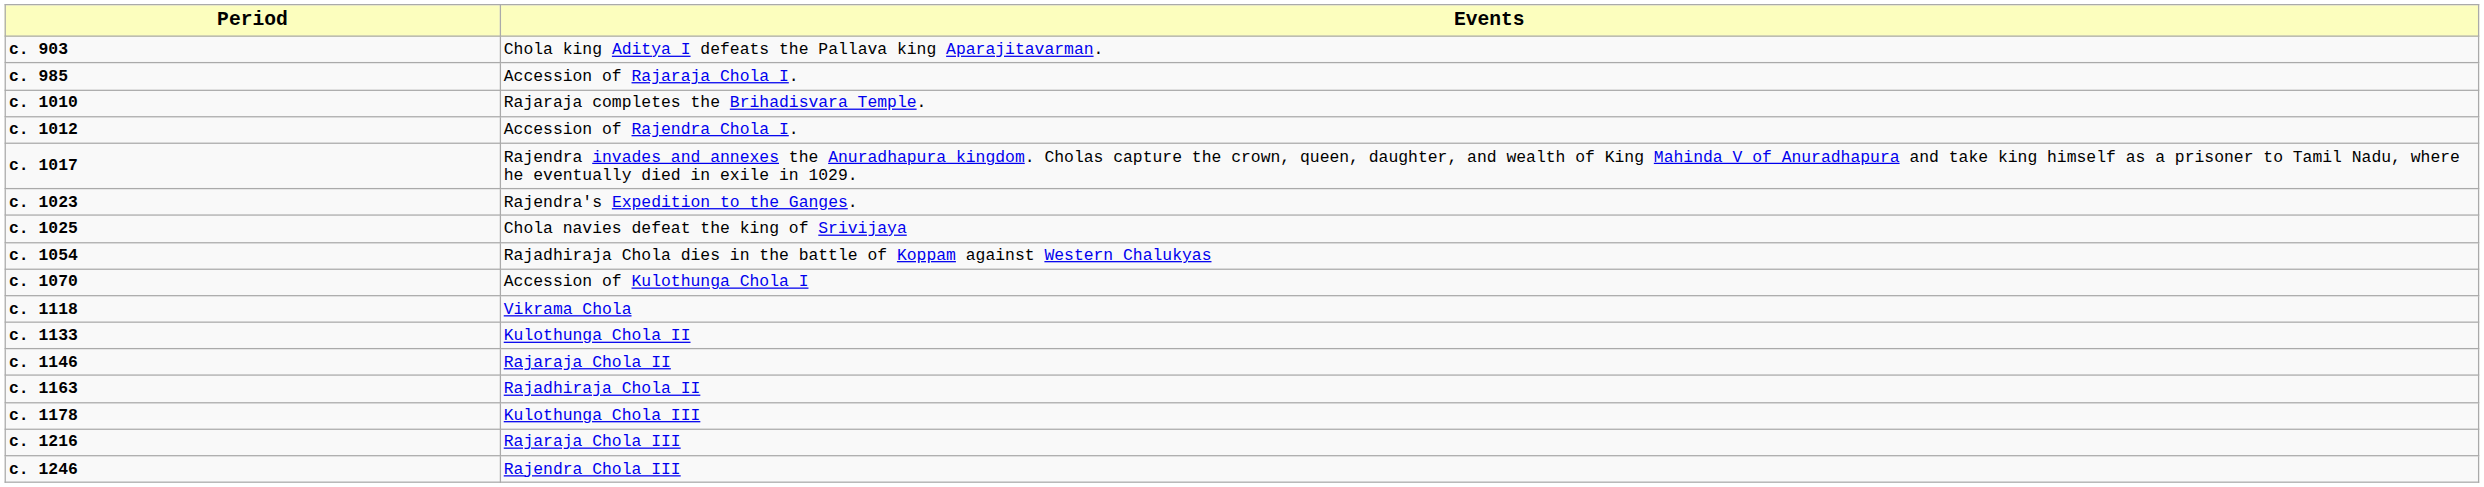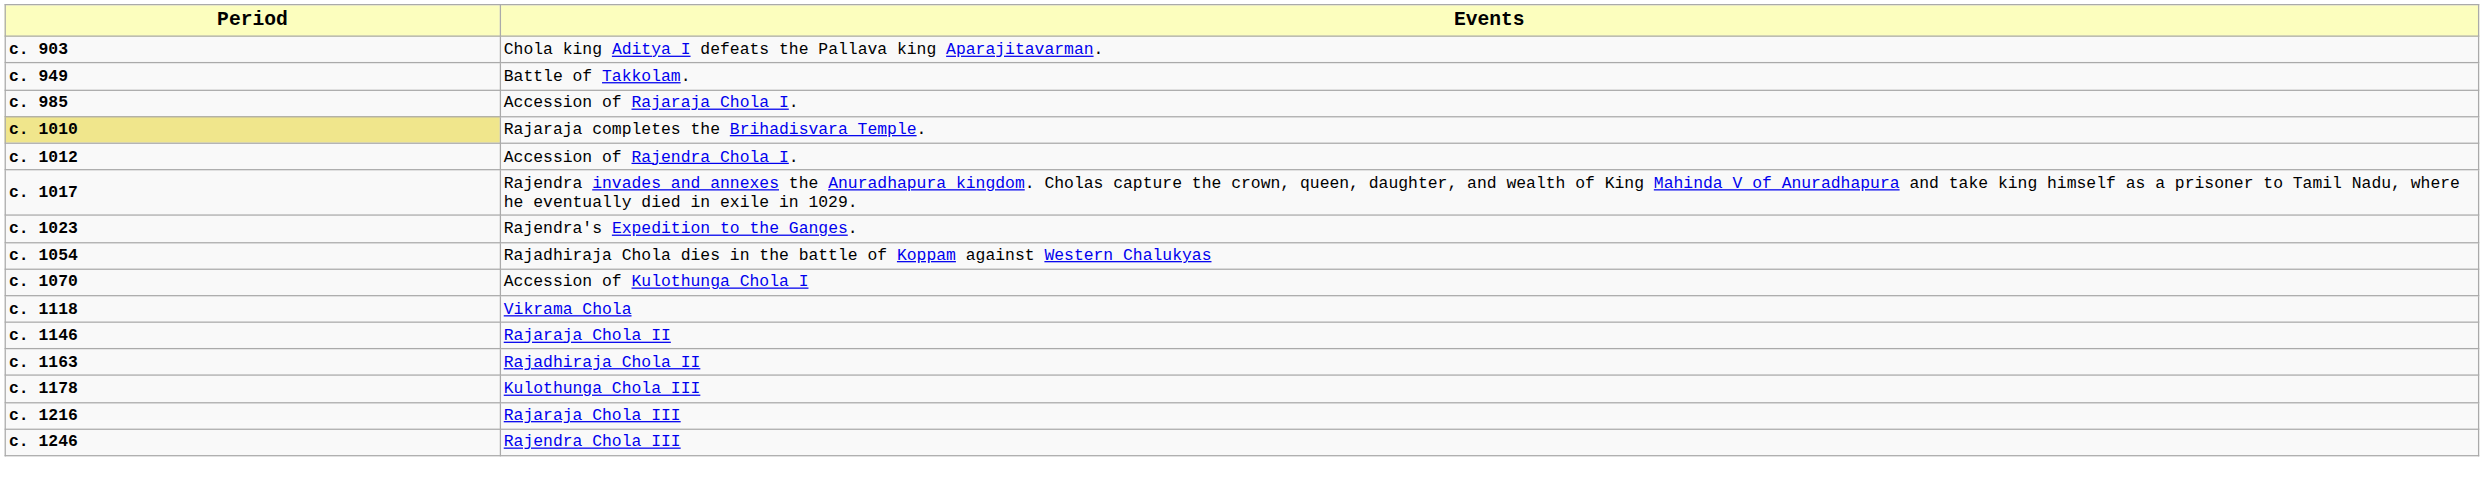+ row: (597, 76)
(43, 103) no background -> (43, 130) khaki background
- row: (705, 229)
- row: (597, 336)
